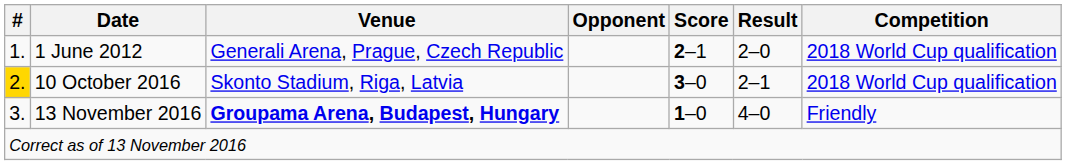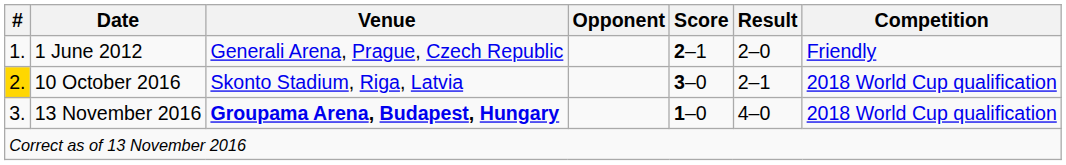(932, 51) 2018 World Cup qualification -> (841, 51) Friendly
(841, 113) Friendly -> (932, 113) 2018 World Cup qualification
